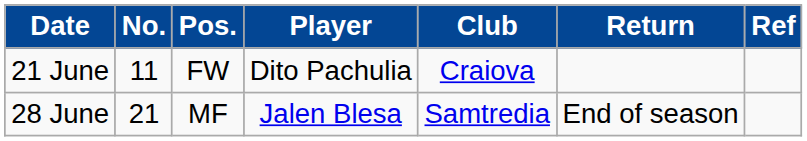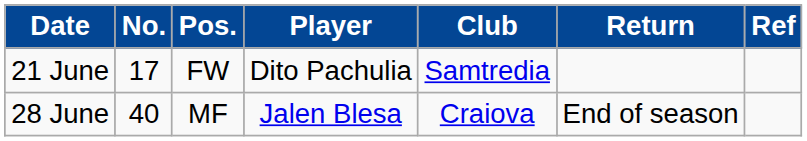(144, 69) 11 -> (144, 69) 17
(487, 69) Craiova -> (487, 69) Samtredia
(144, 113) 21 -> (144, 113) 40
(487, 113) Samtredia -> (487, 113) Craiova
